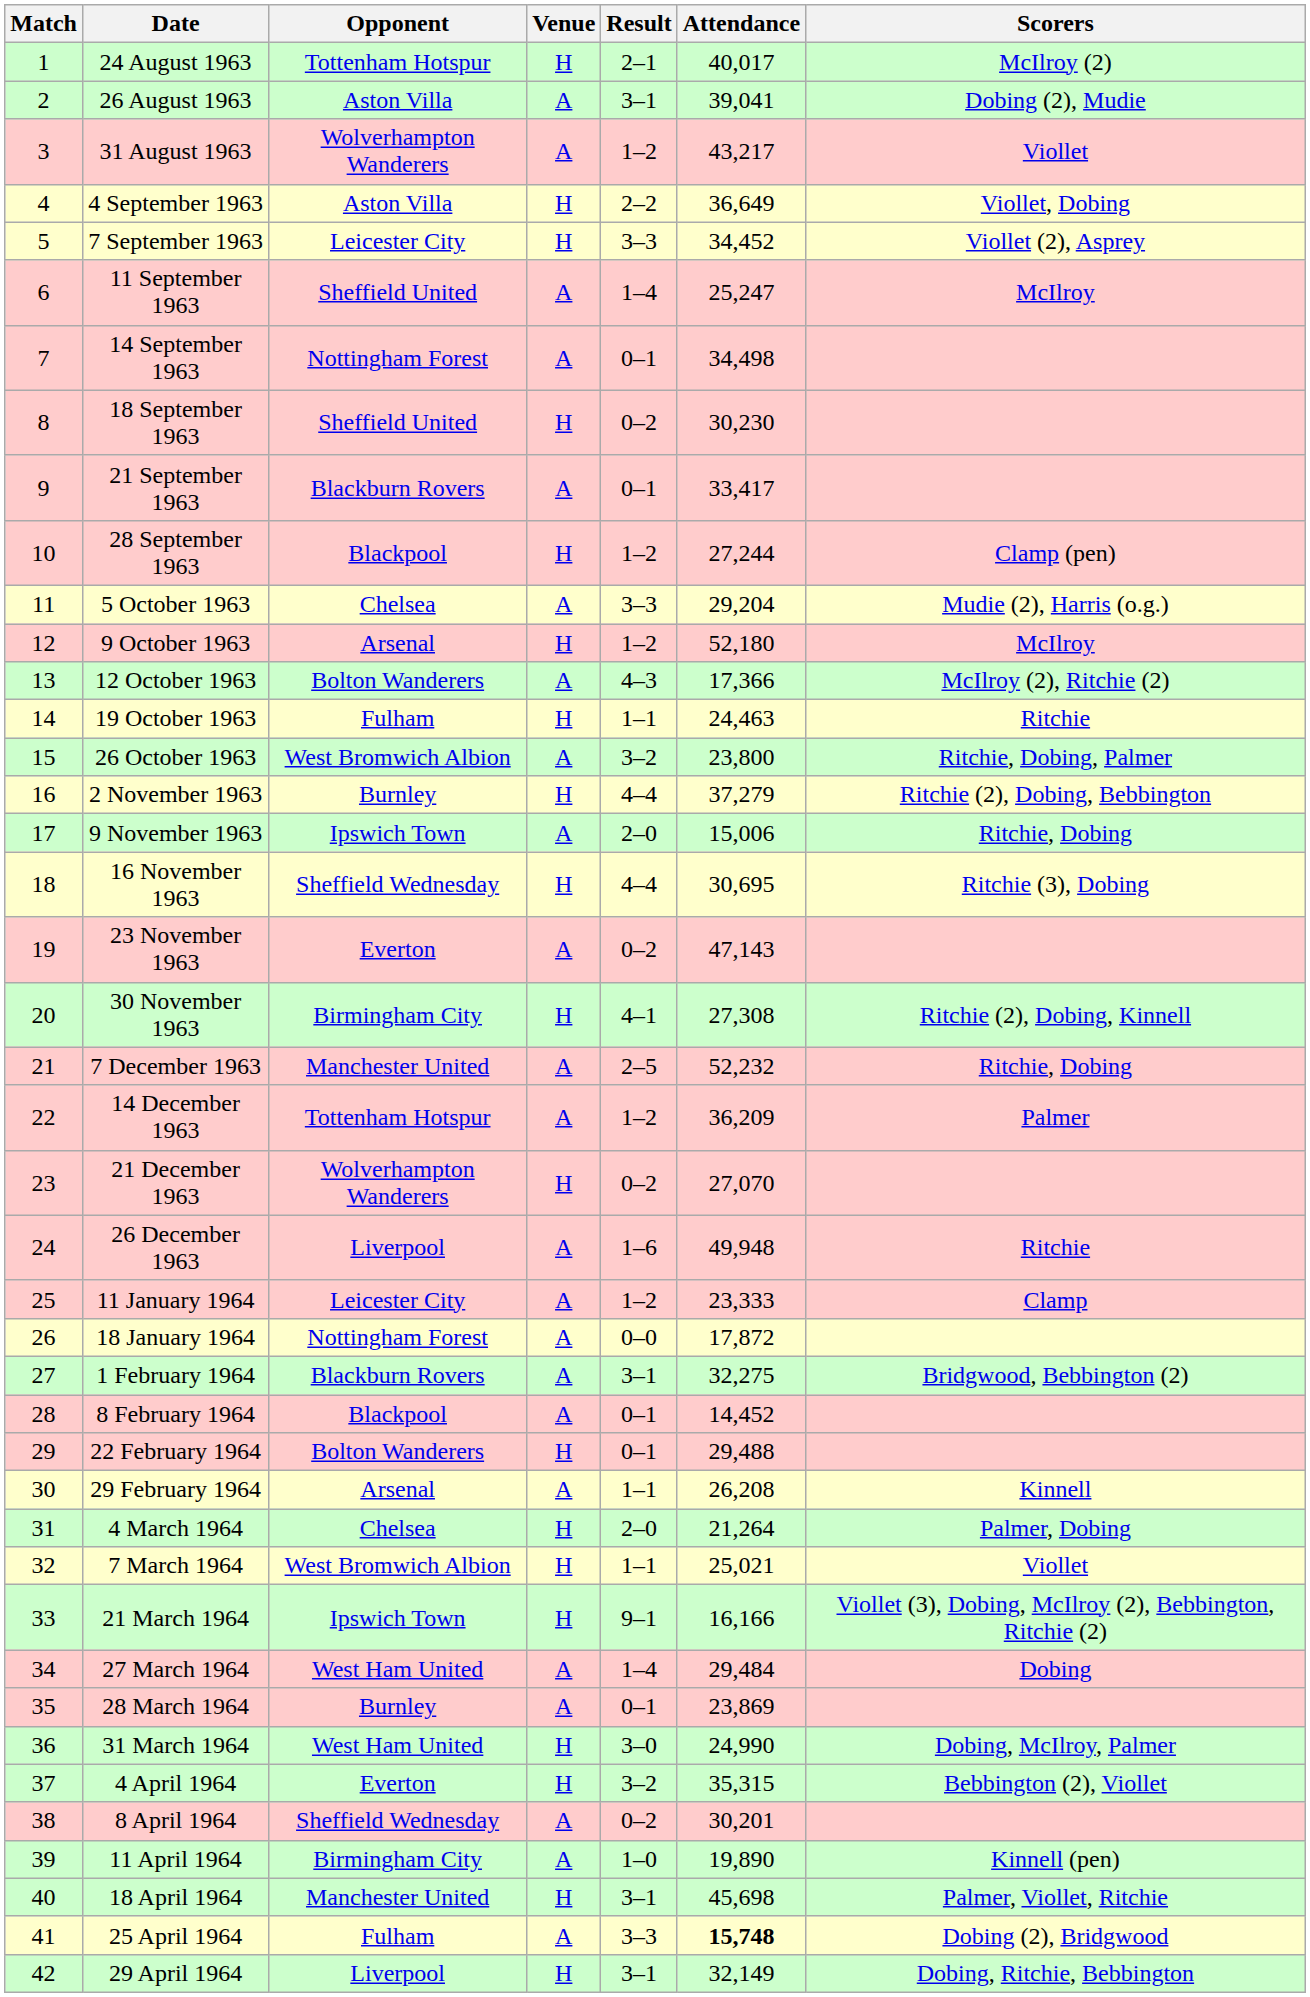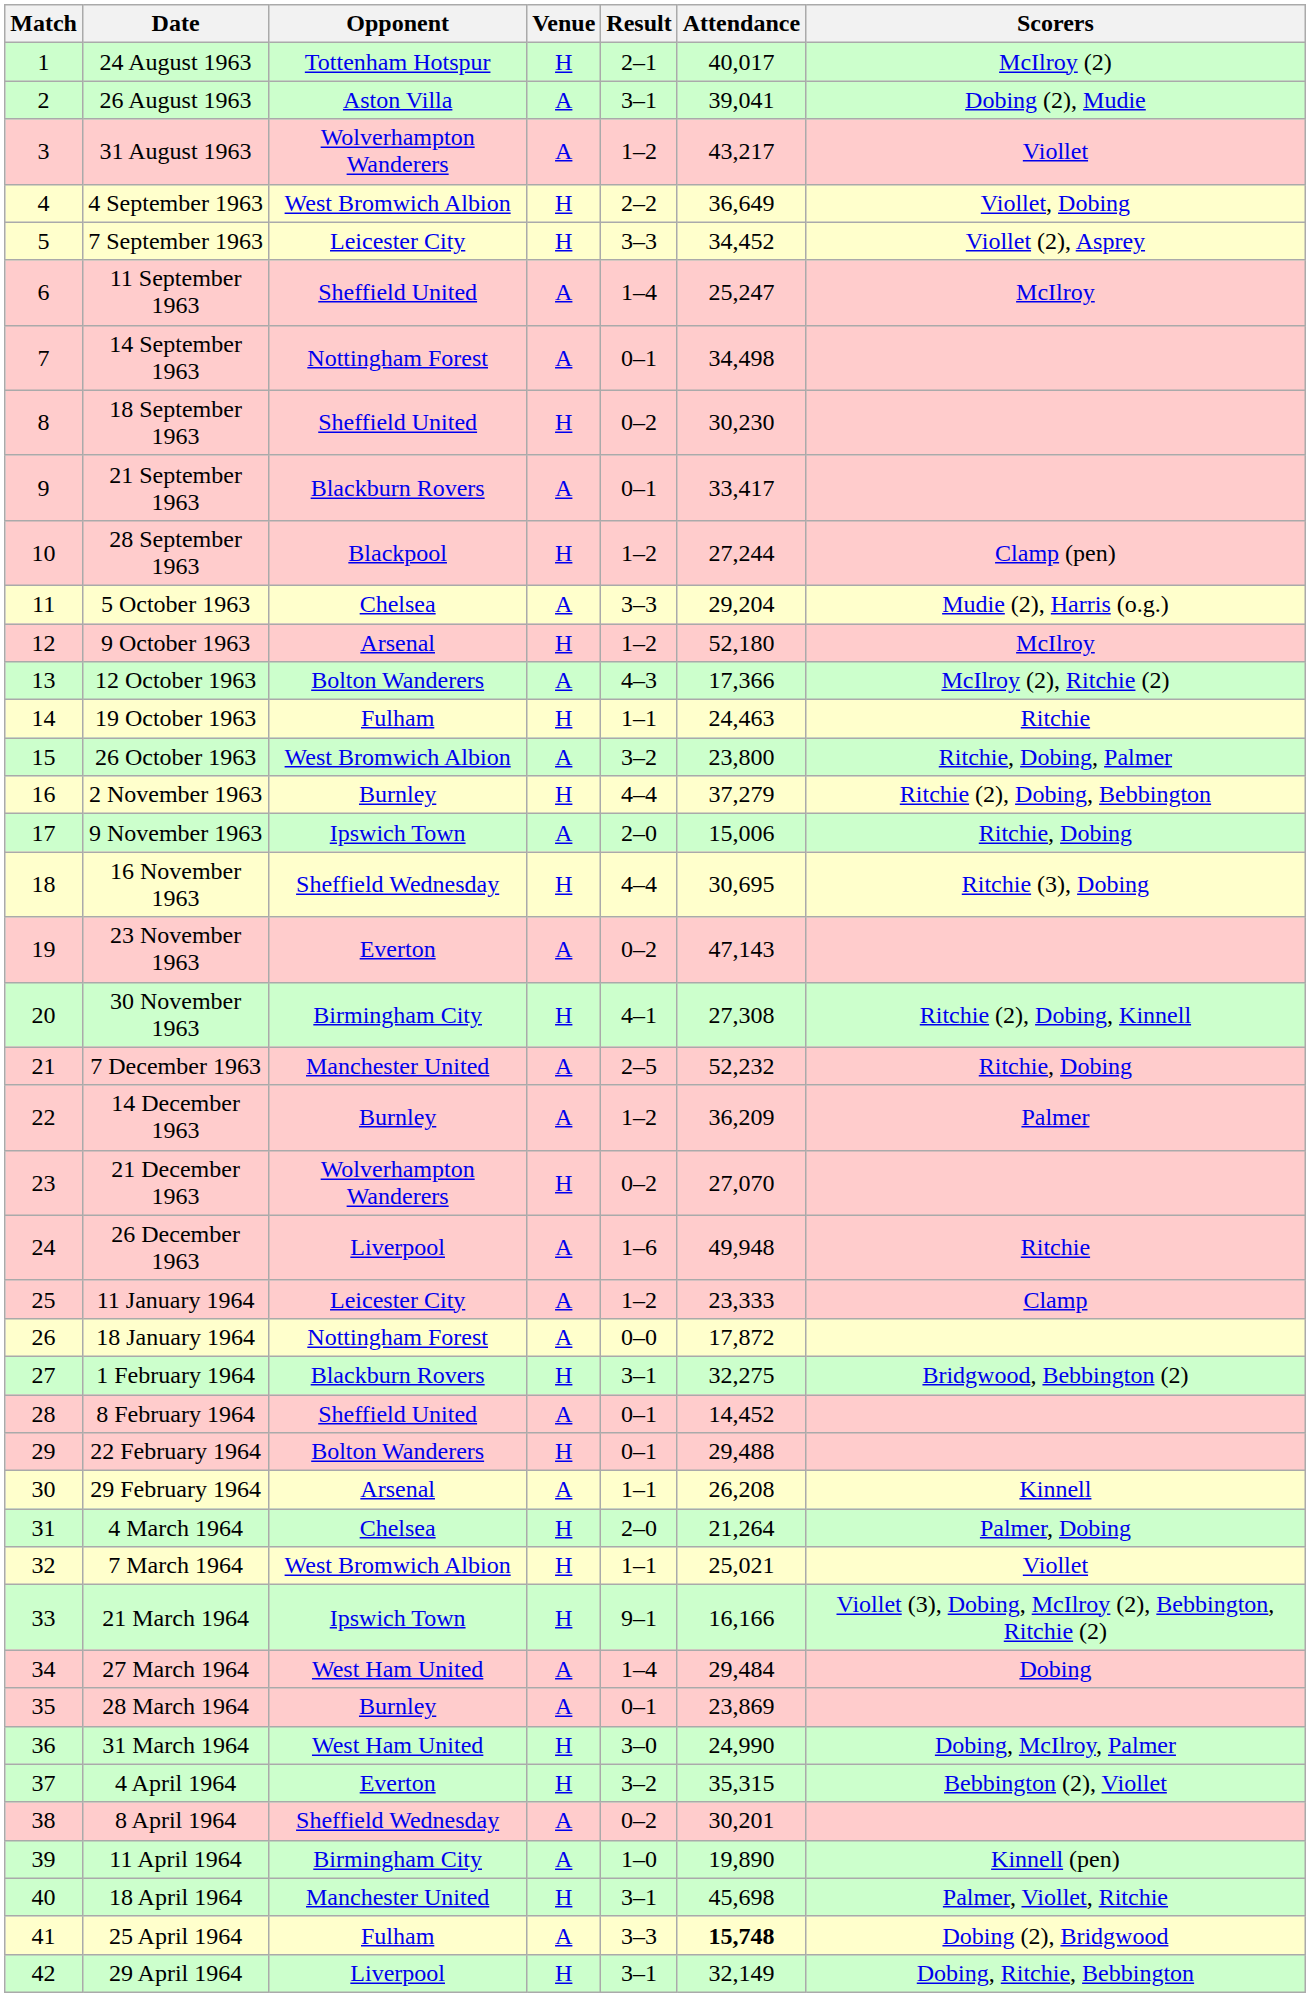(398, 202) Aston Villa -> (398, 202) West Bromwich Albion
(398, 1117) Tottenham Hotspur -> (398, 1117) Burnley
(564, 1375) A -> (564, 1375) H
(398, 1413) Blackpool -> (398, 1413) Sheffield United
